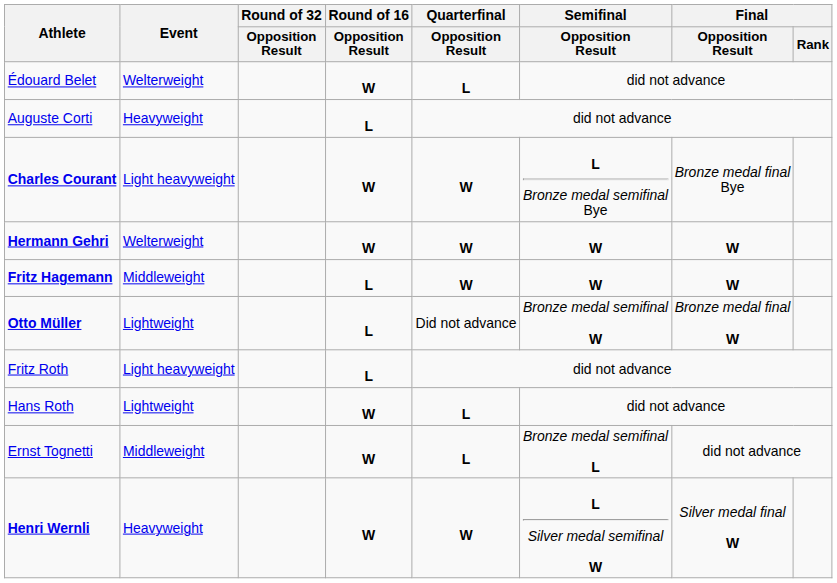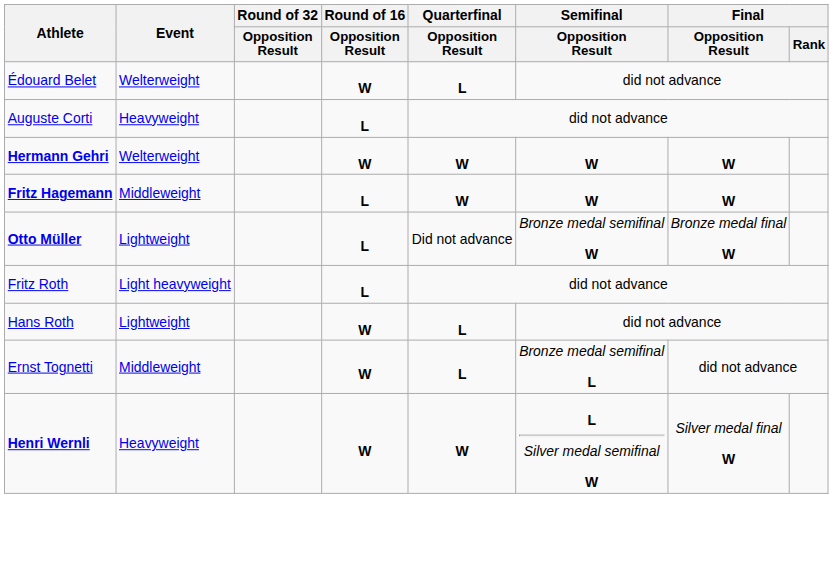- row: (62, 180)
